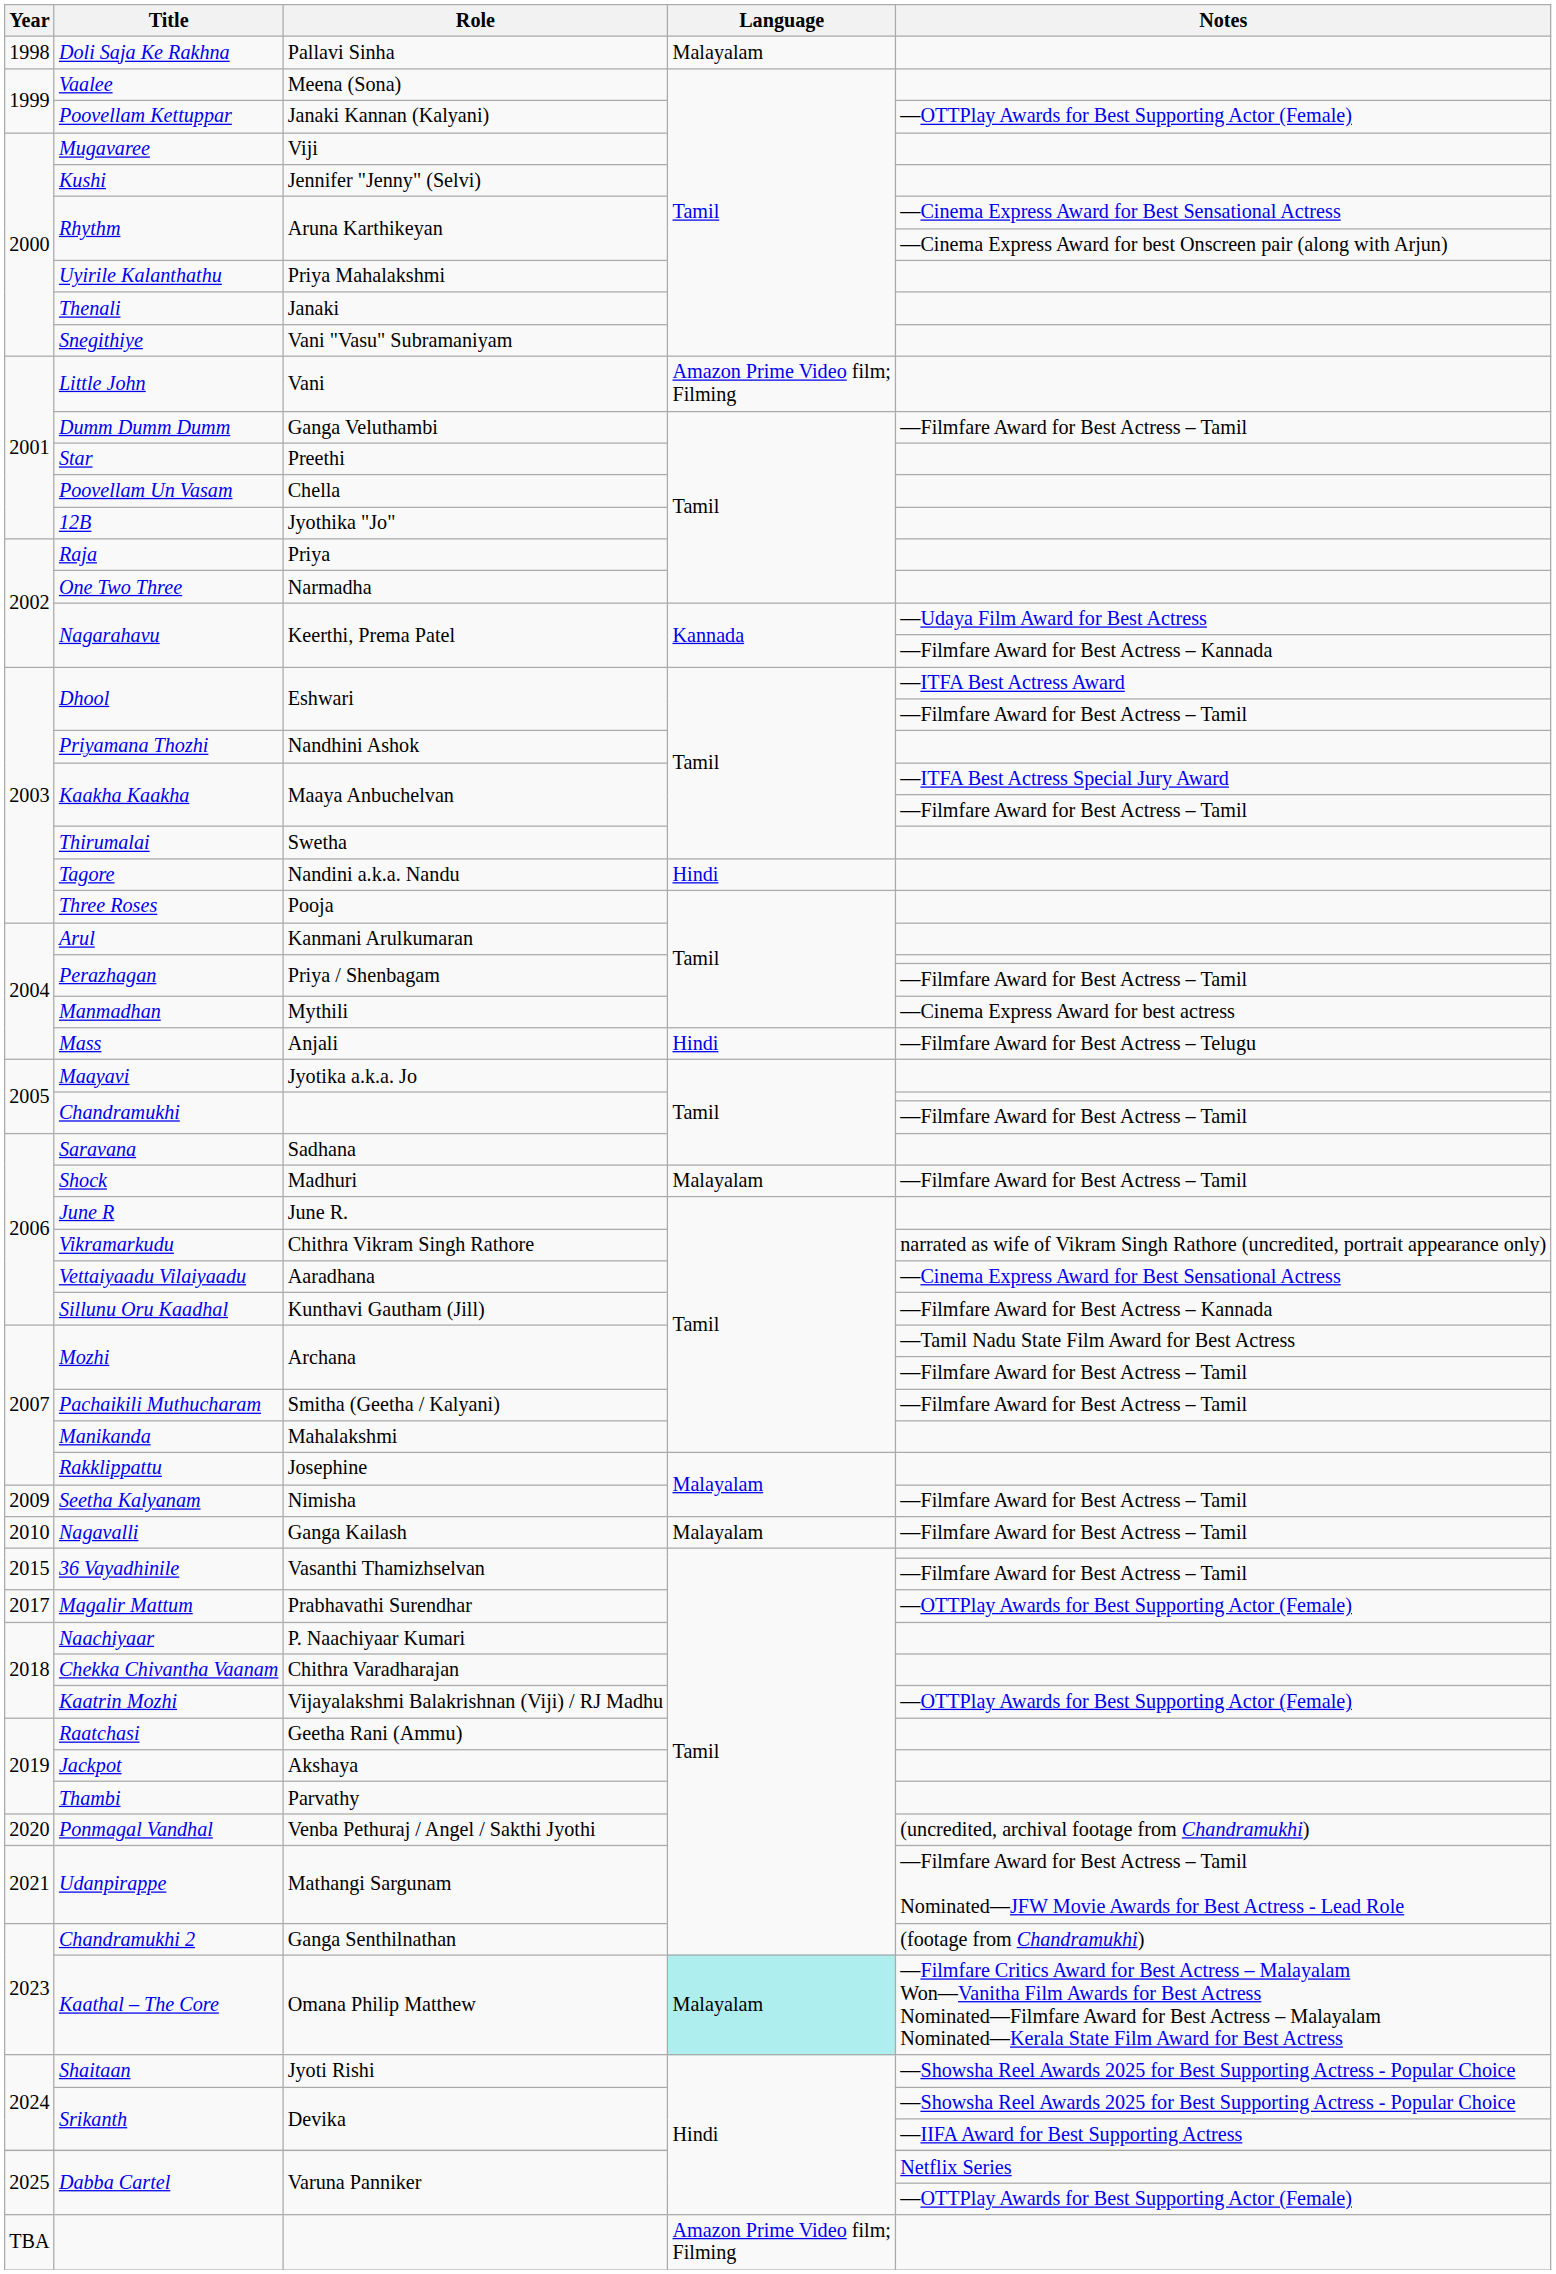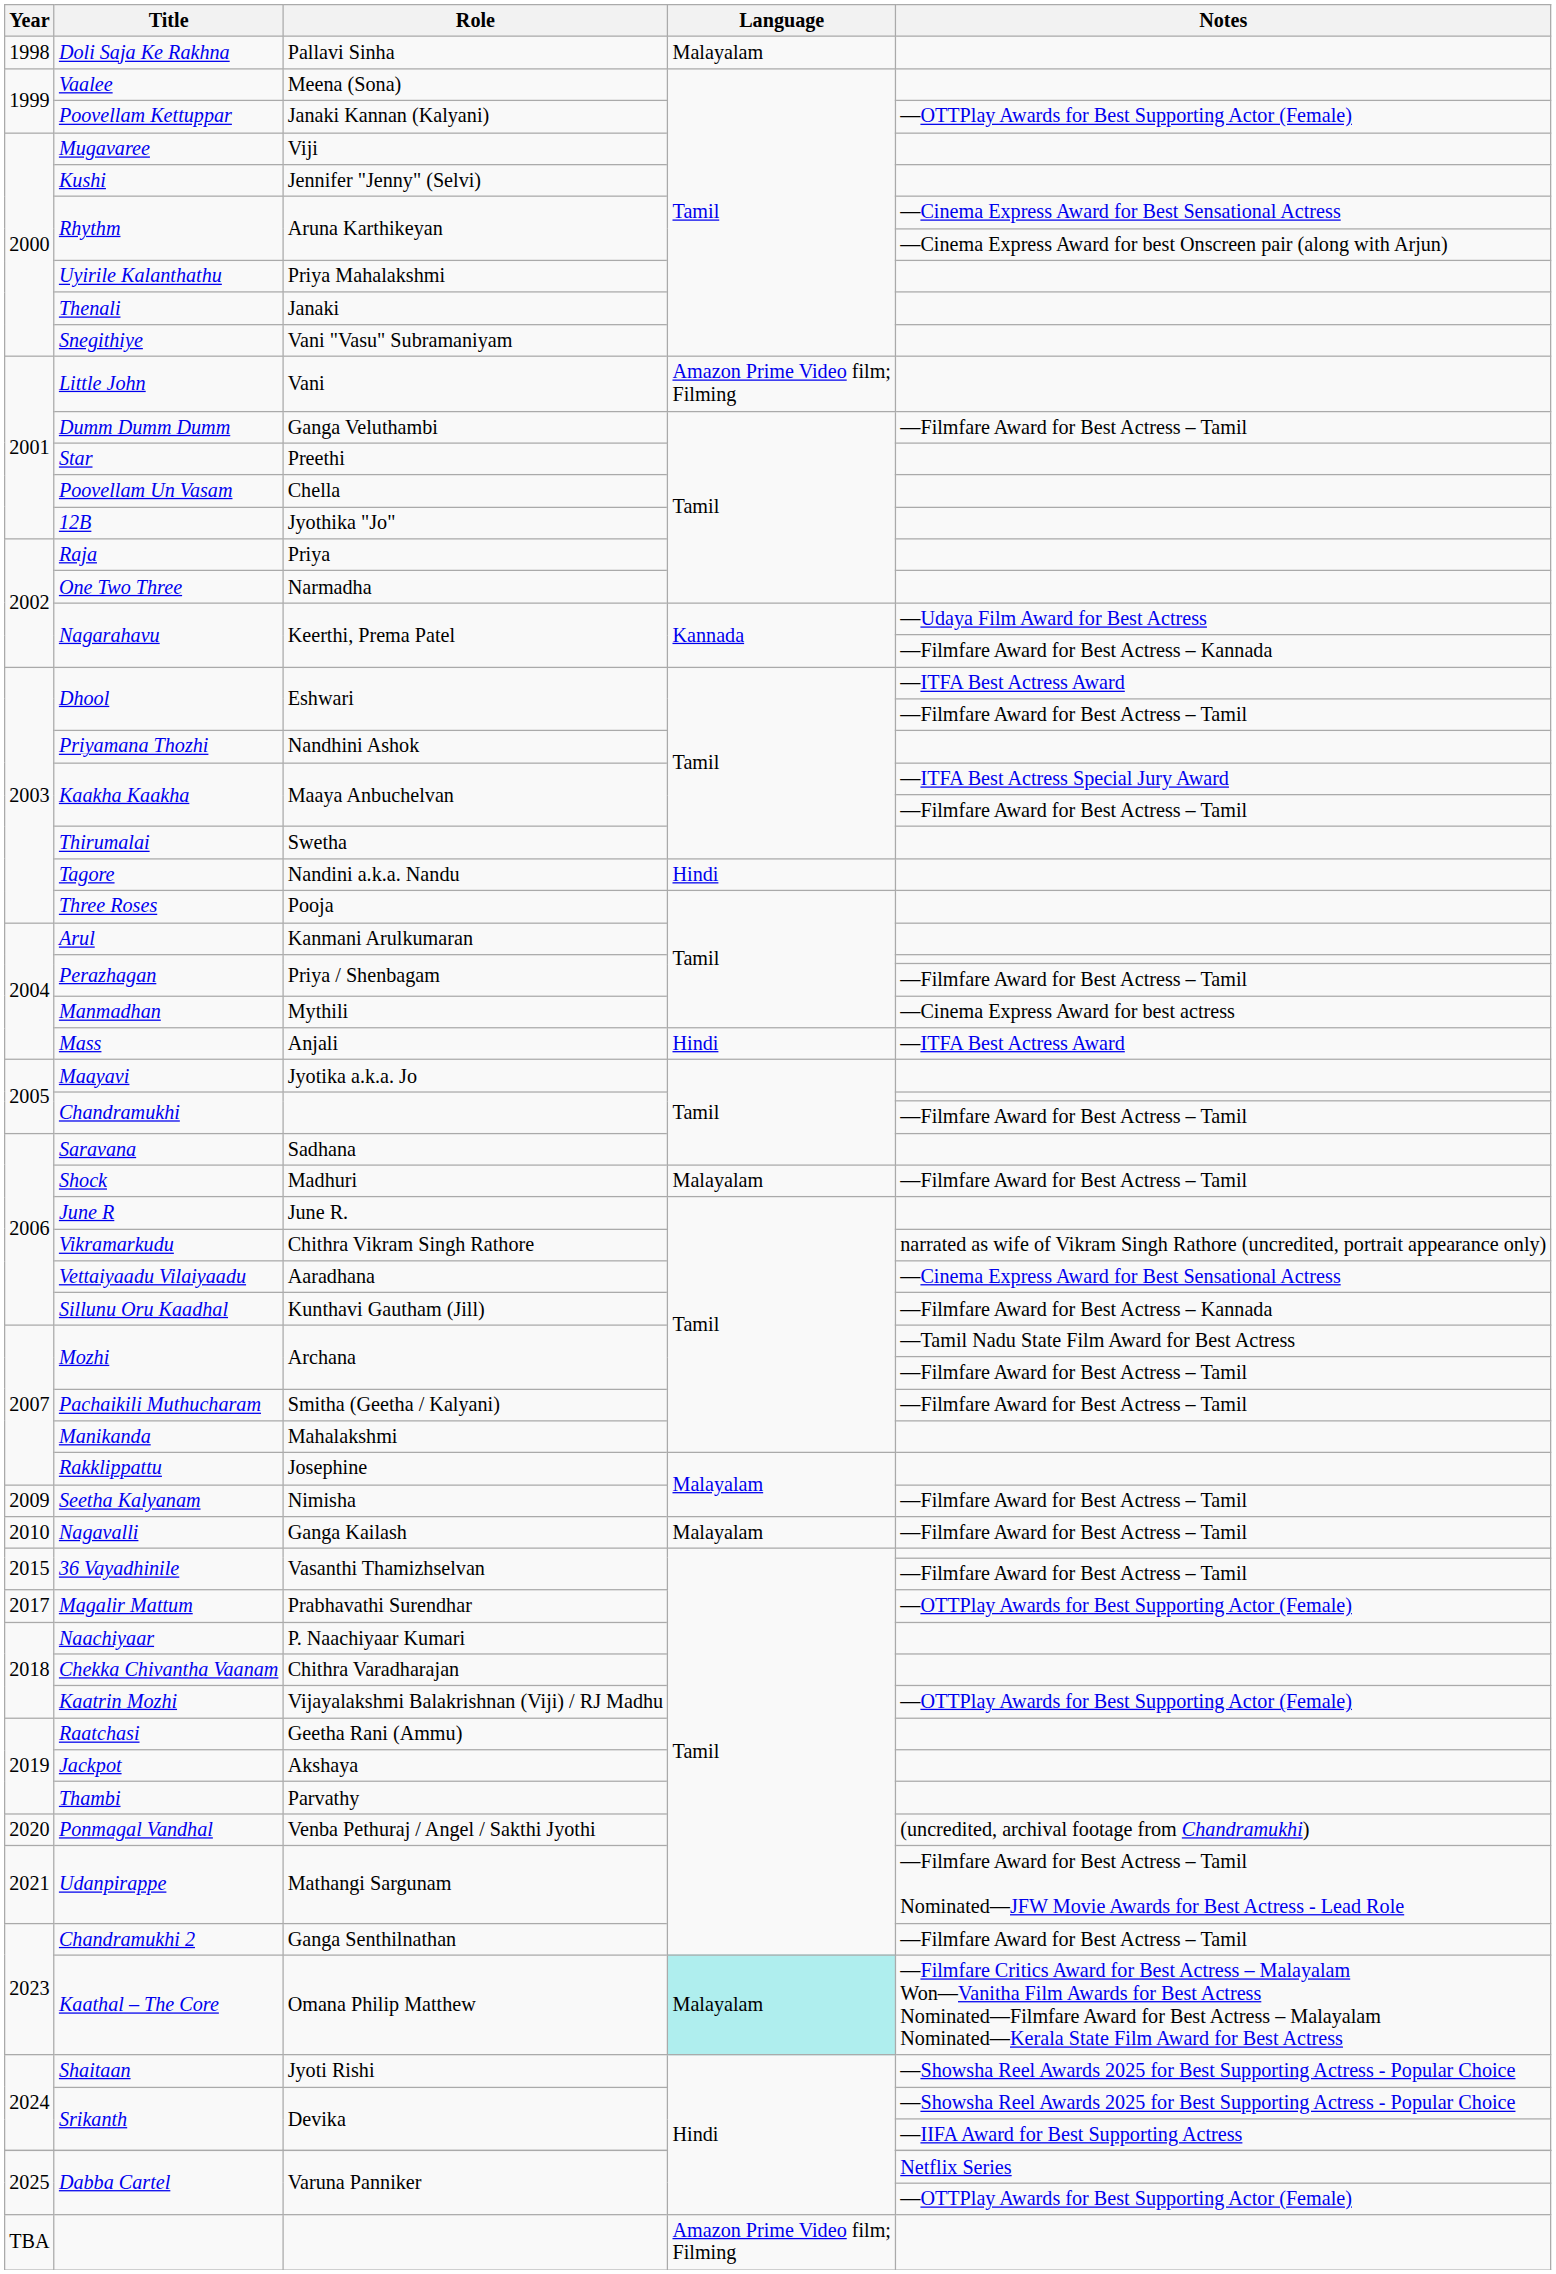(1078, 1043) —Filmfare Award for Best Actress – Telugu -> (1013, 1043) —ITFA Best Actress Award
(1022, 1938) (footage from Chandramukhi) -> (1074, 1938) —Filmfare Award for Best Actress – Tamil
